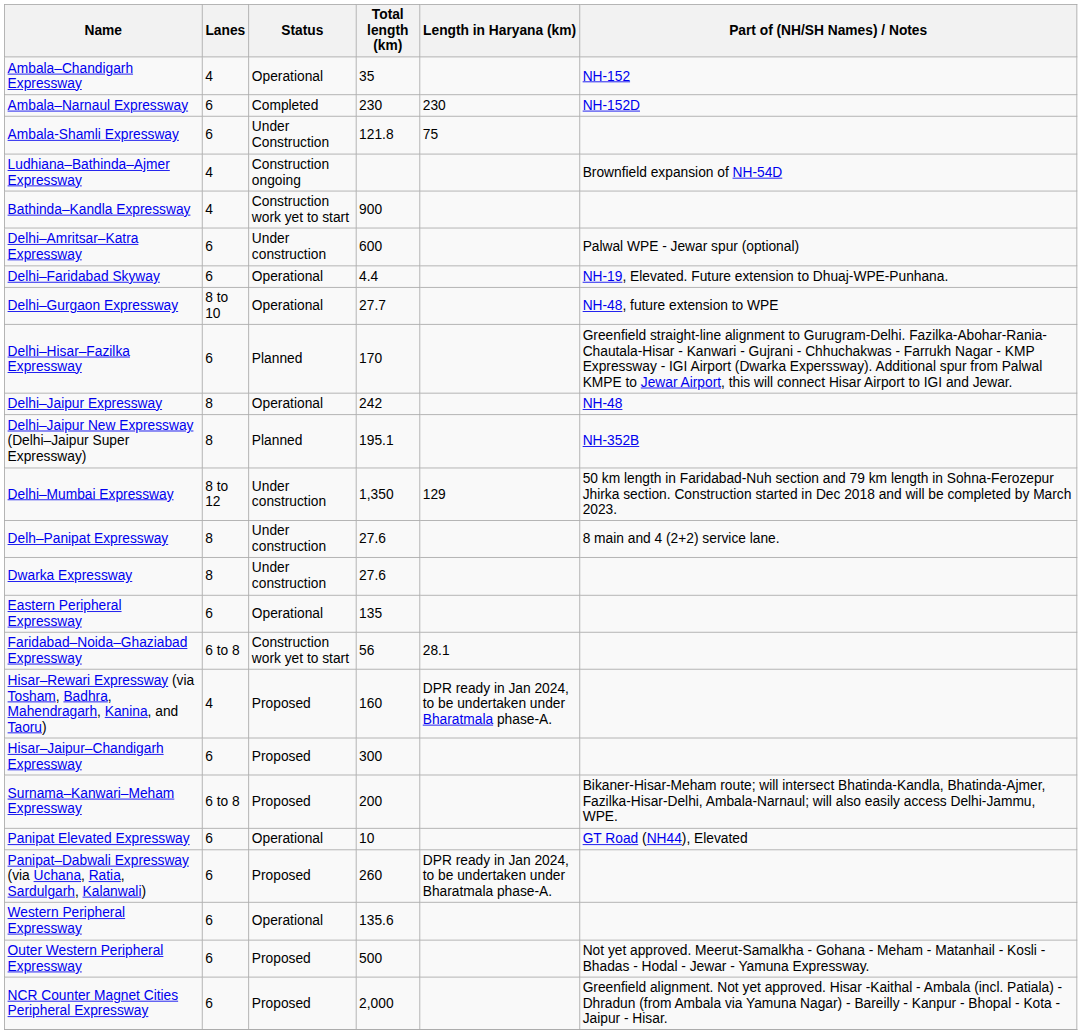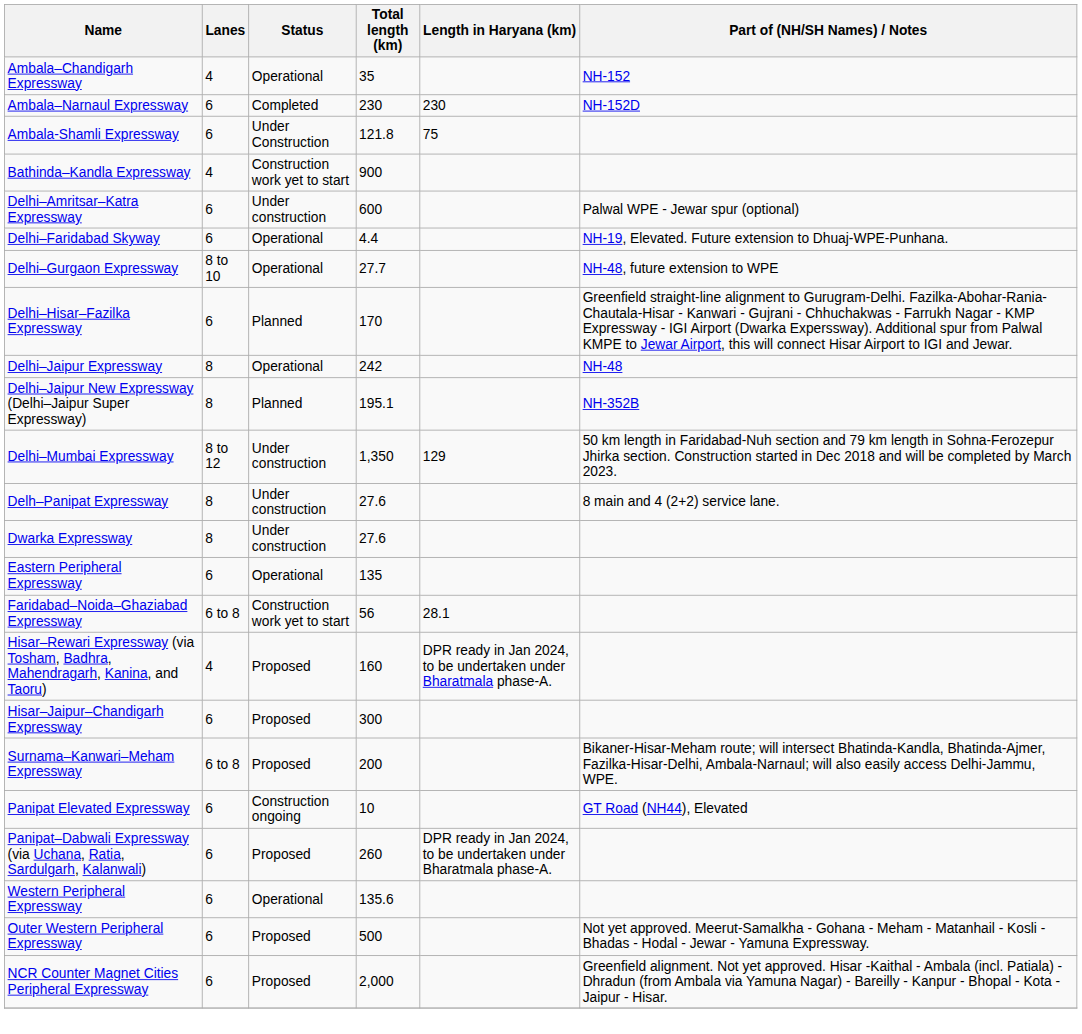- row: (89, 172)
(287, 838) Operational -> (290, 809) Construction ongoing
